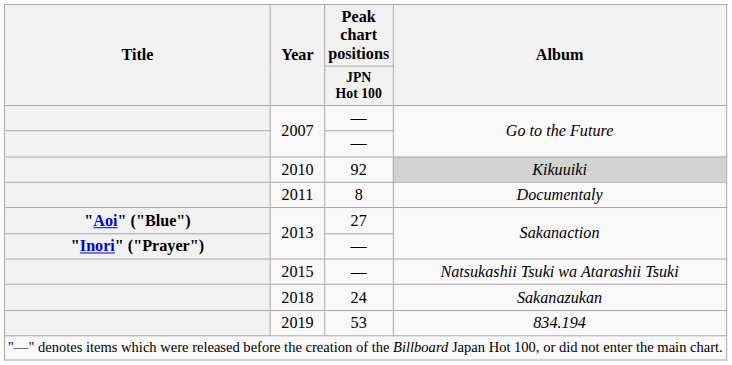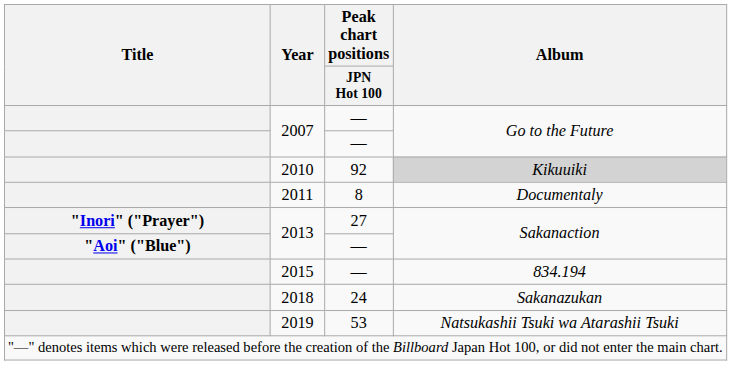(138, 220) "Aoi" ("Blue") -> (138, 220) "Inori" ("Prayer")
(138, 246) "Inori" ("Prayer") -> (138, 246) "Aoi" ("Blue")
(560, 271) Natsukashii Tsuki wa Atarashii Tsuki -> (560, 271) 834.194
(560, 323) 834.194 -> (560, 323) Natsukashii Tsuki wa Atarashii Tsuki
